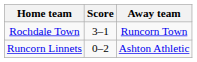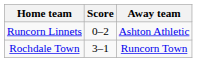rows swapped: (44, 31) <-> (44, 48)
